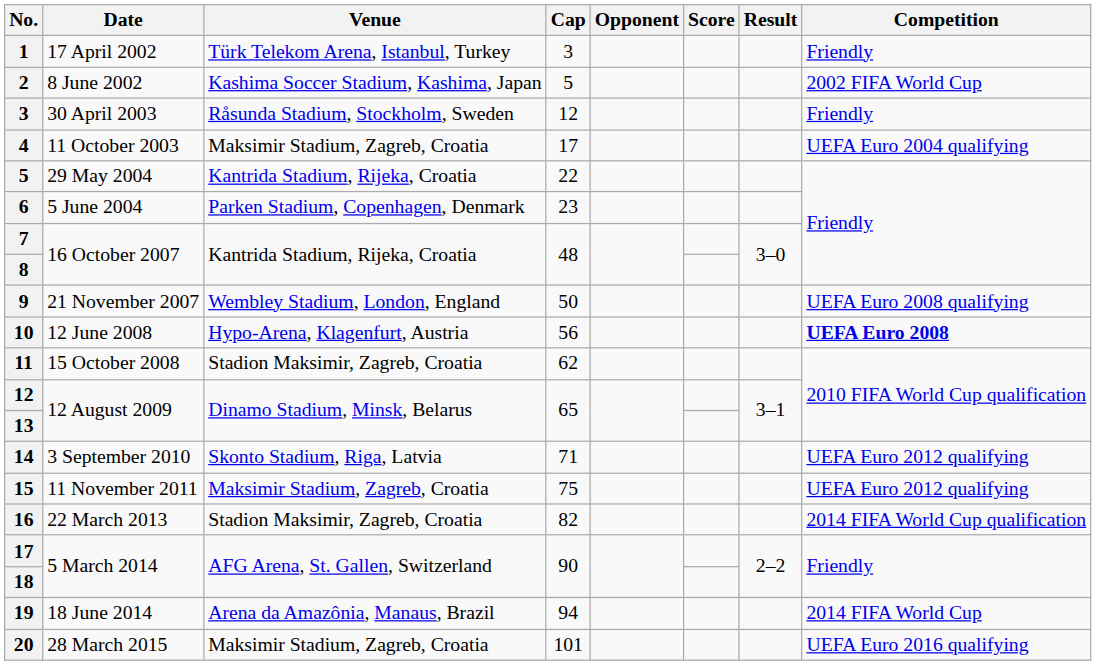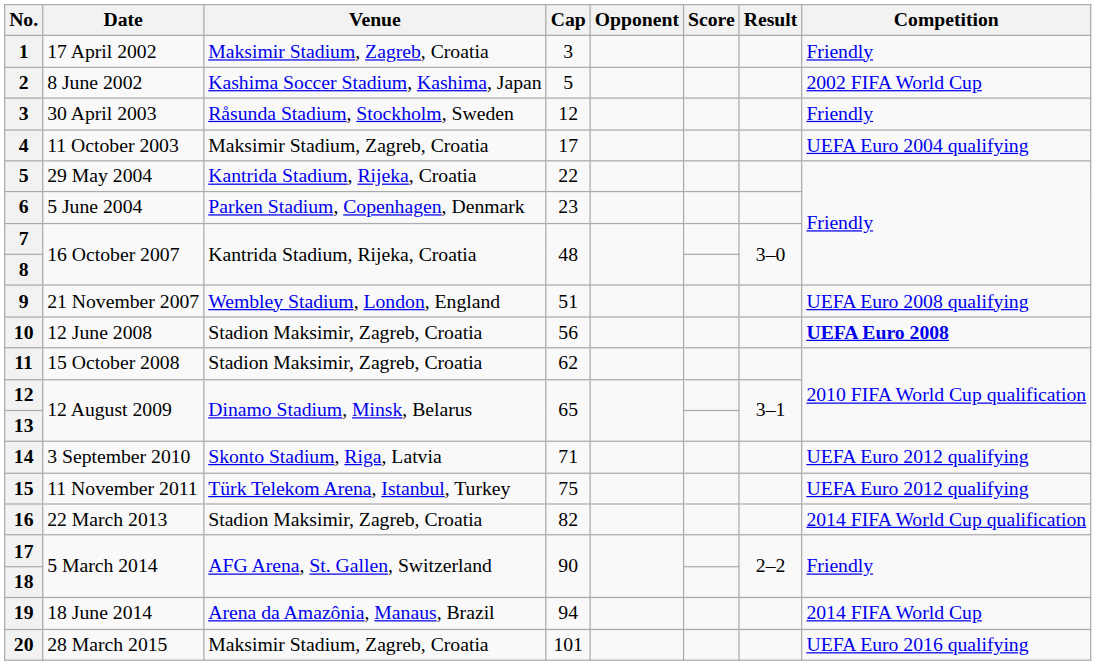(359, 51) Türk Telekom Arena, Istanbul, Turkey -> (348, 51) Maksimir Stadium, Zagreb, Croatia
(568, 301) 50 -> (568, 301) 51
(338, 332) Hypo-Arena, Klagenfurt, Austria -> (345, 332) Stadion Maksimir, Zagreb, Croatia
(348, 488) Maksimir Stadium, Zagreb, Croatia -> (359, 488) Türk Telekom Arena, Istanbul, Turkey
